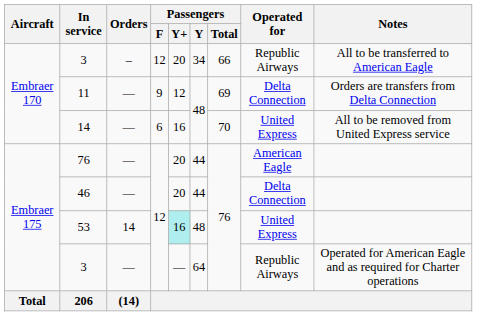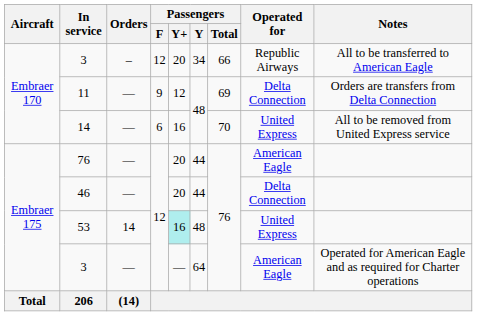(277, 267) Republic Airways -> (277, 267) American Eagle
